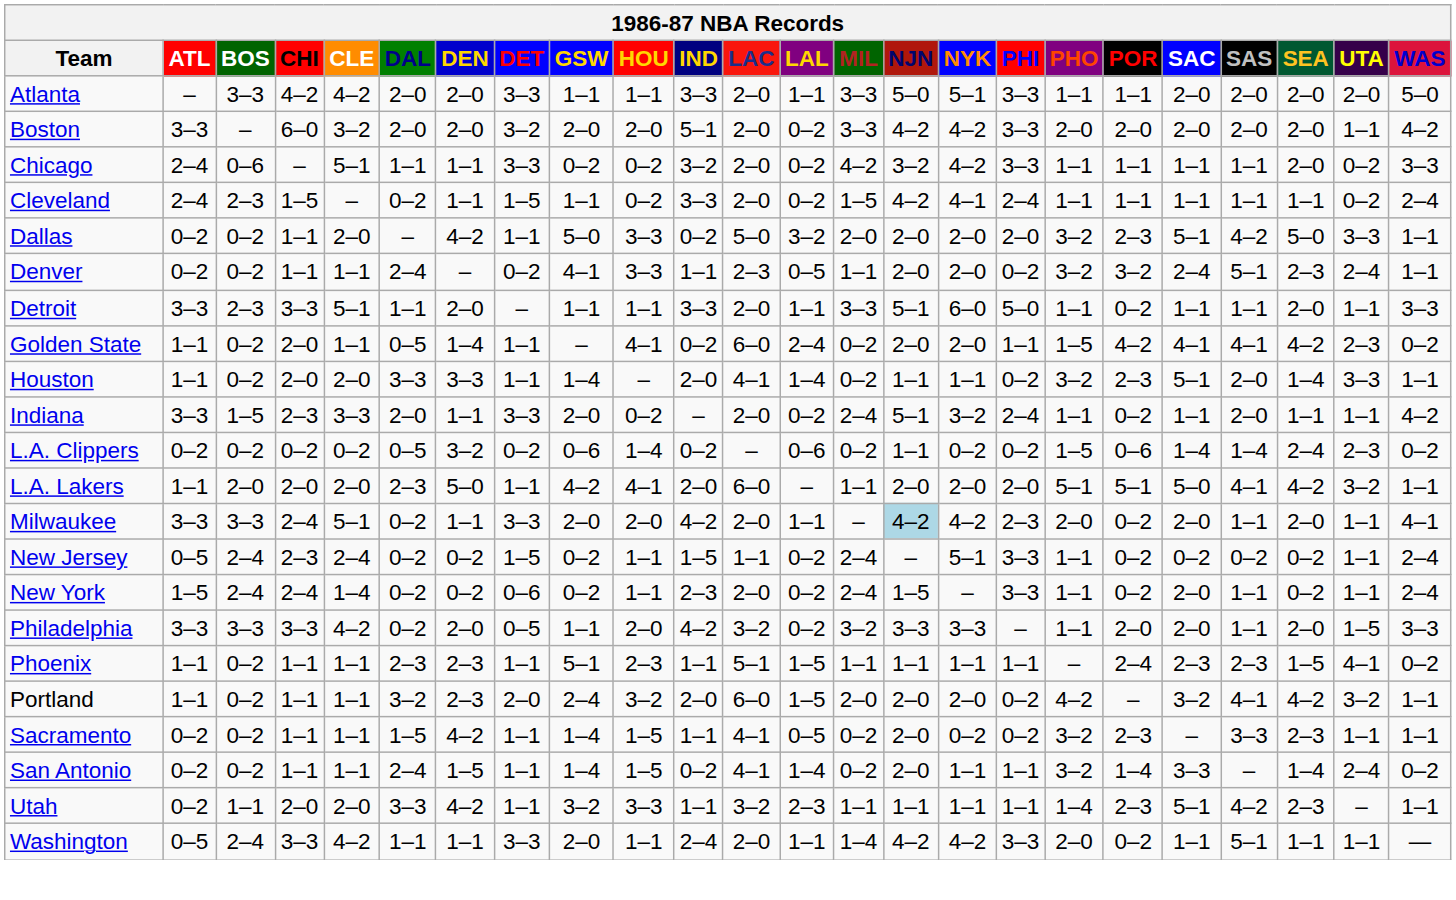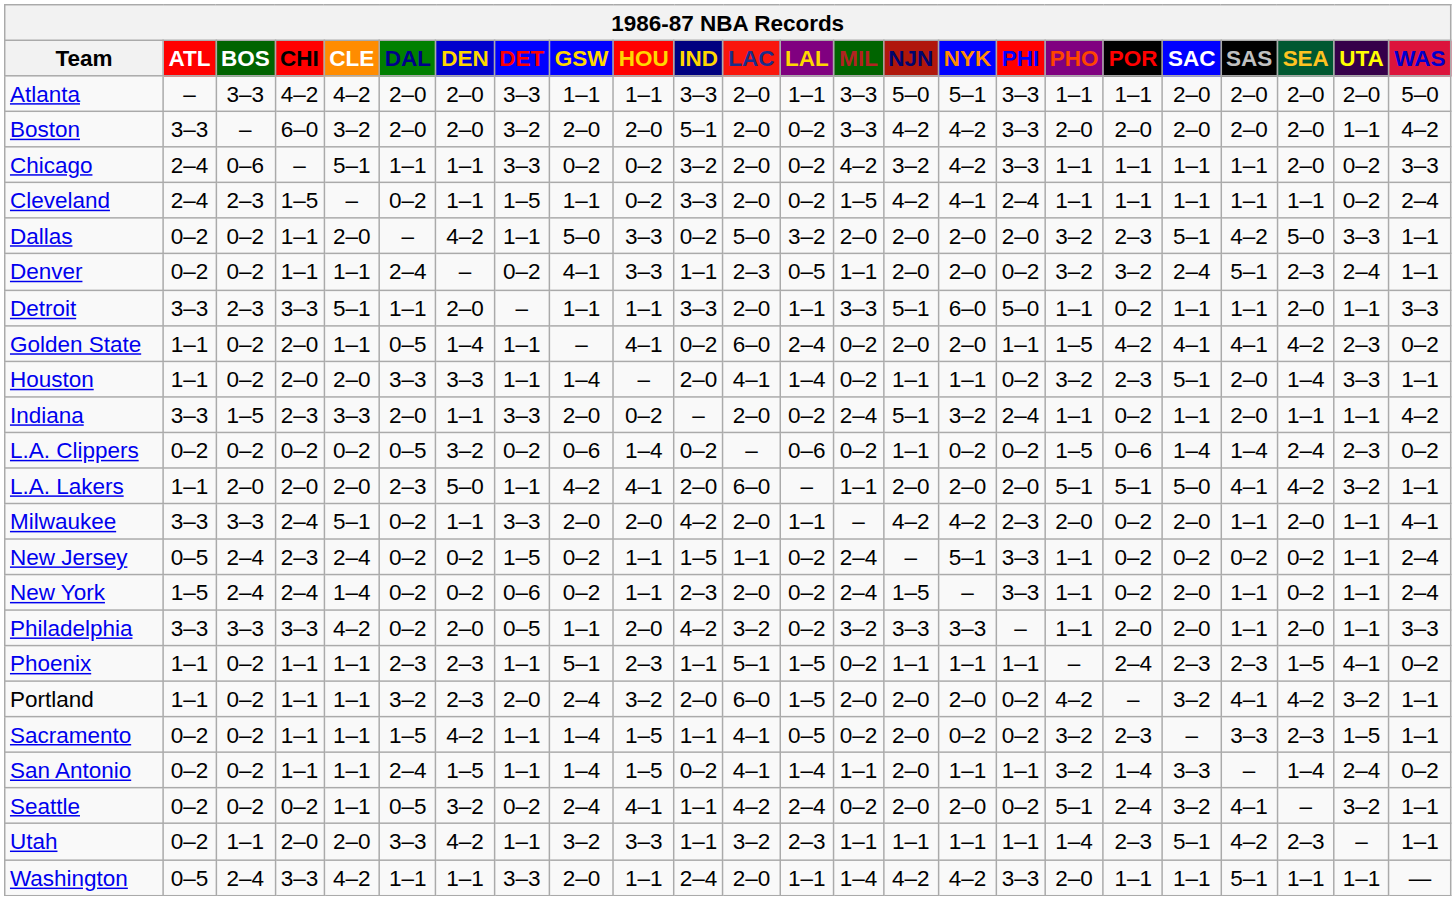(911, 521) lightblue background -> (911, 521) no background
(1362, 628) 1–5 -> (1362, 628) 1–1
(859, 664) 1–1 -> (859, 664) 0–2
(1362, 735) 1–1 -> (1362, 735) 1–5
(859, 771) 0–2 -> (859, 771) 1–1
+ row: (45, 806)
(1133, 842) 0–2 -> (1133, 877) 1–1
